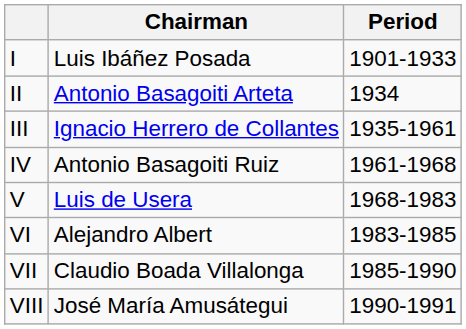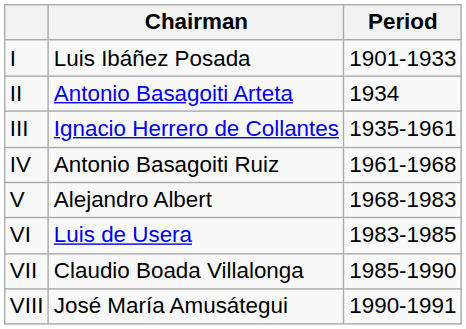(123, 199) Luis de Usera -> (133, 199) Alejandro Albert
(133, 235) Alejandro Albert -> (123, 235) Luis de Usera
